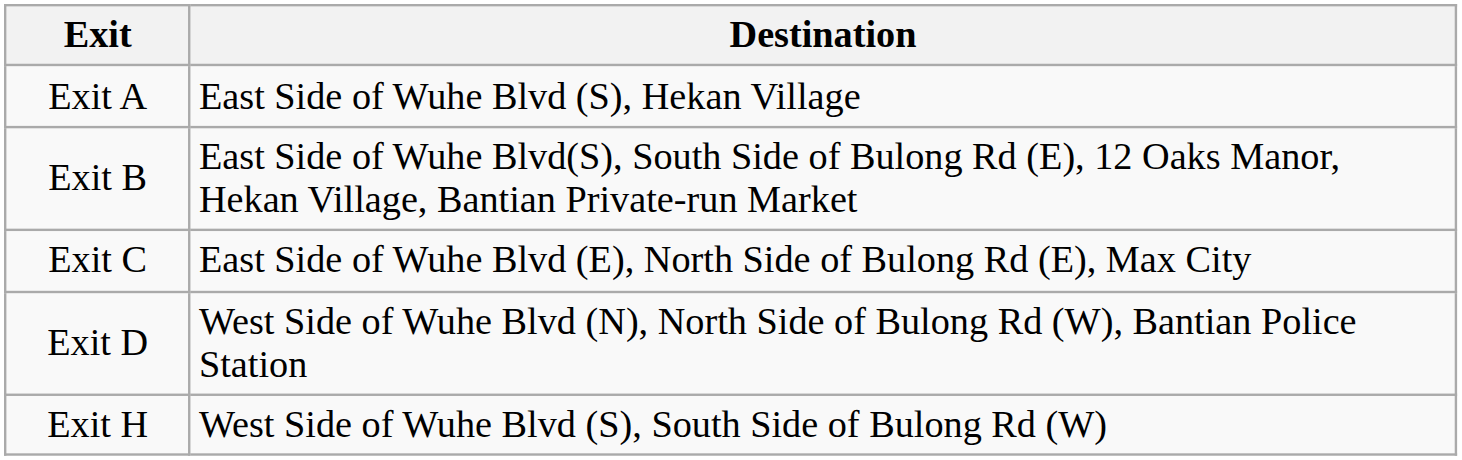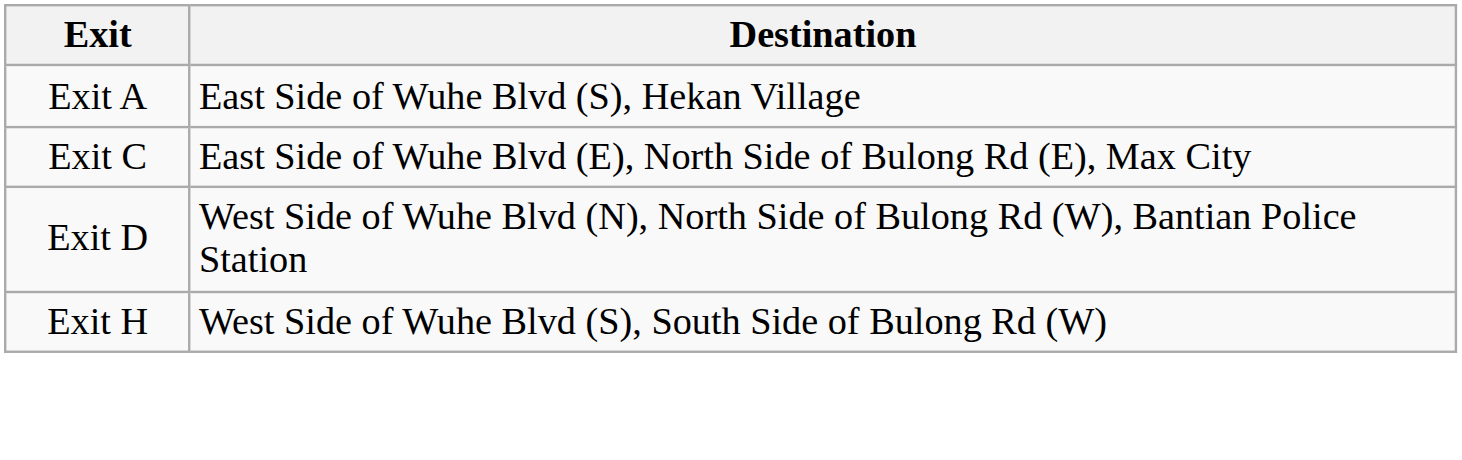- row: (98, 177)
